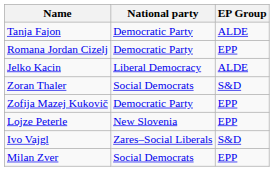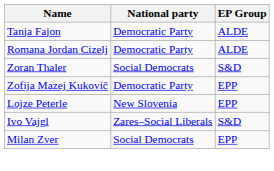(228, 49) EPP -> (233, 49) ALDE
- row: (34, 67)
